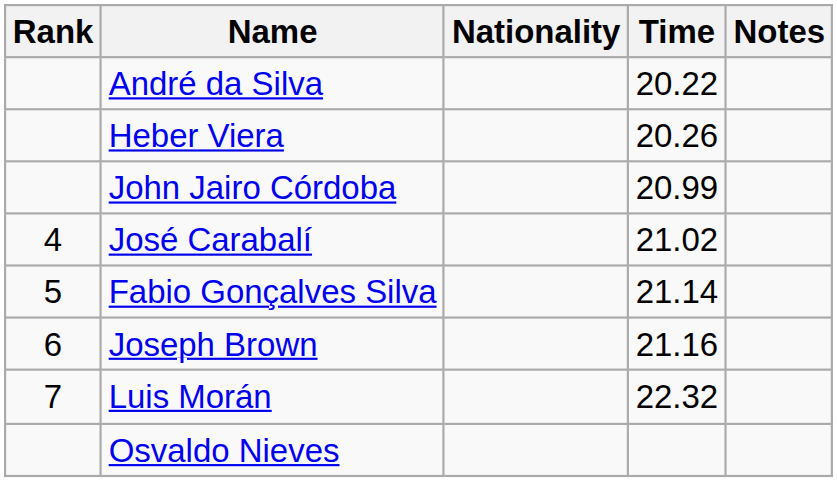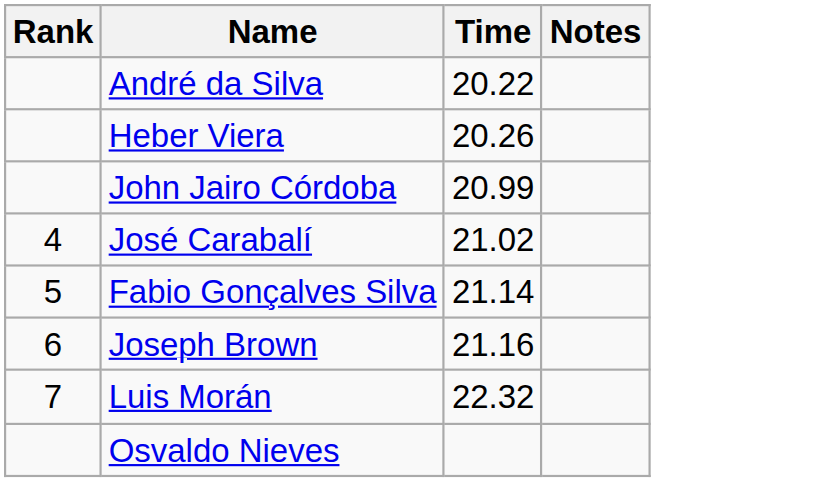- column: (536, 31)
